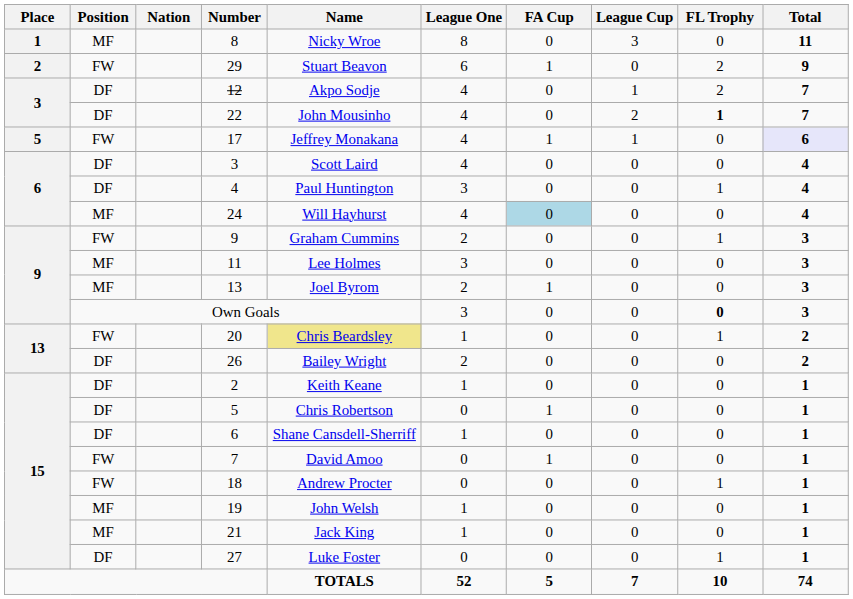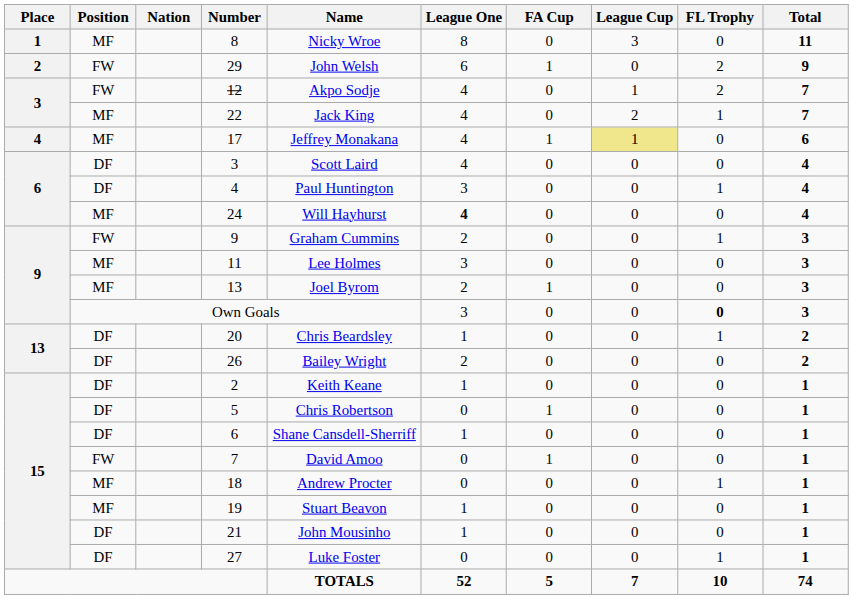(344, 66) Stuart Beavon -> (344, 66) John Welsh
(103, 90) DF -> (103, 90) FW
(103, 115) DF -> (103, 115) MF
(344, 115) John Mousinho -> (344, 115) Jack King
(720, 115) bold -> (720, 115) normal
(37, 139) 5 -> (37, 139) 4
(103, 139) FW -> (103, 139) MF
(635, 139) no background -> (635, 139) khaki background
(805, 139) lavender background -> (805, 139) no background
(464, 213) normal -> (464, 213) bold
(549, 213) lightblue background -> (549, 213) no background
(103, 336) FW -> (103, 336) DF
(344, 336) khaki background -> (344, 336) no background
(103, 483) FW -> (103, 483) MF
(344, 508) John Welsh -> (344, 508) Stuart Beavon
(103, 532) MF -> (103, 532) DF
(344, 532) Jack King -> (344, 532) John Mousinho
